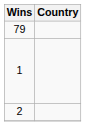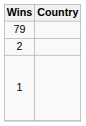rows swapped: (20, 112) <-> (20, 71)
